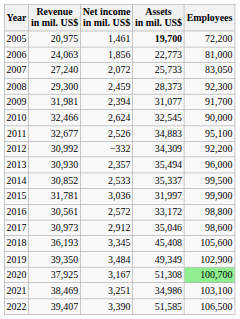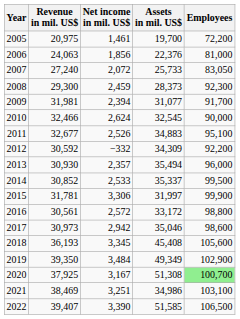(168, 39) bold -> (168, 39) normal
(168, 54) 22,773 -> (168, 54) 22,376
(64, 149) 30,992 -> (64, 149) 30,592
(119, 196) 3,036 -> (119, 196) 3,306
(119, 228) 2,912 -> (119, 228) 2,942
